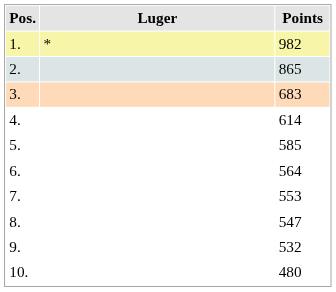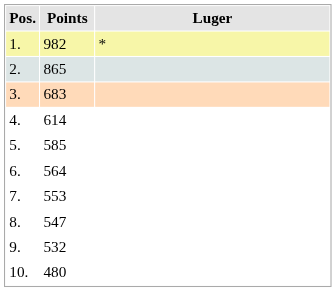columns swapped: (157, 18) <-> (303, 18)
